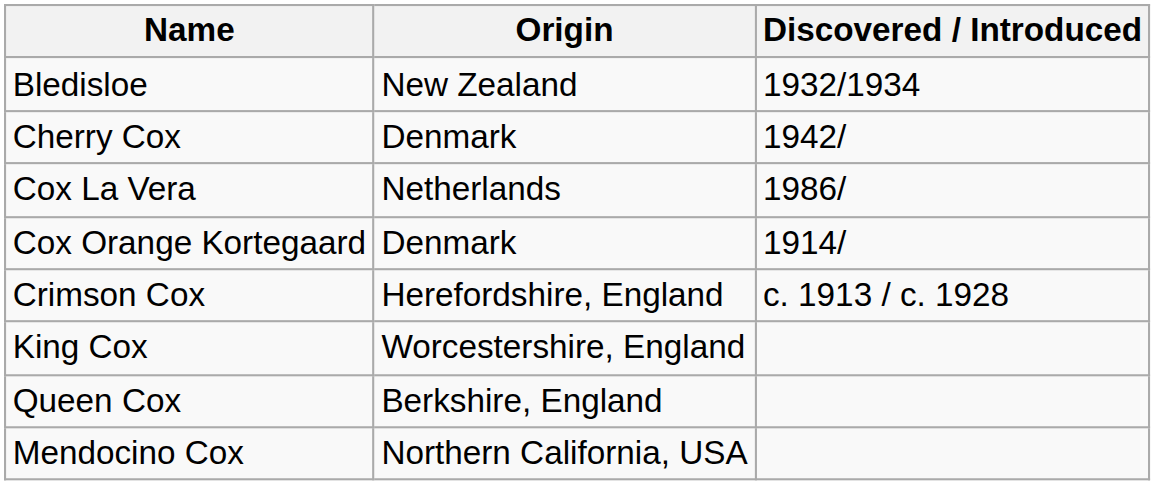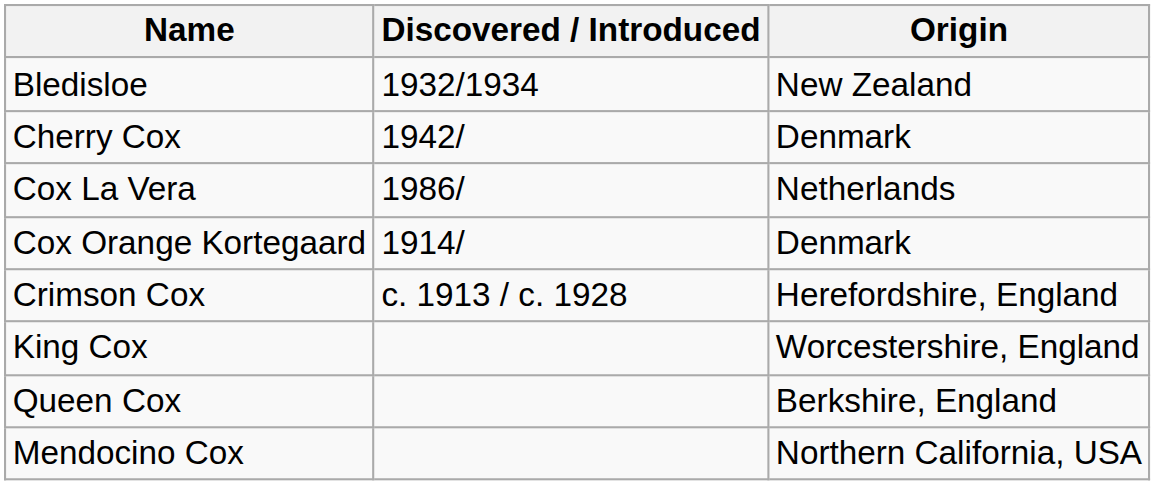columns swapped: (565, 30) <-> (953, 30)
